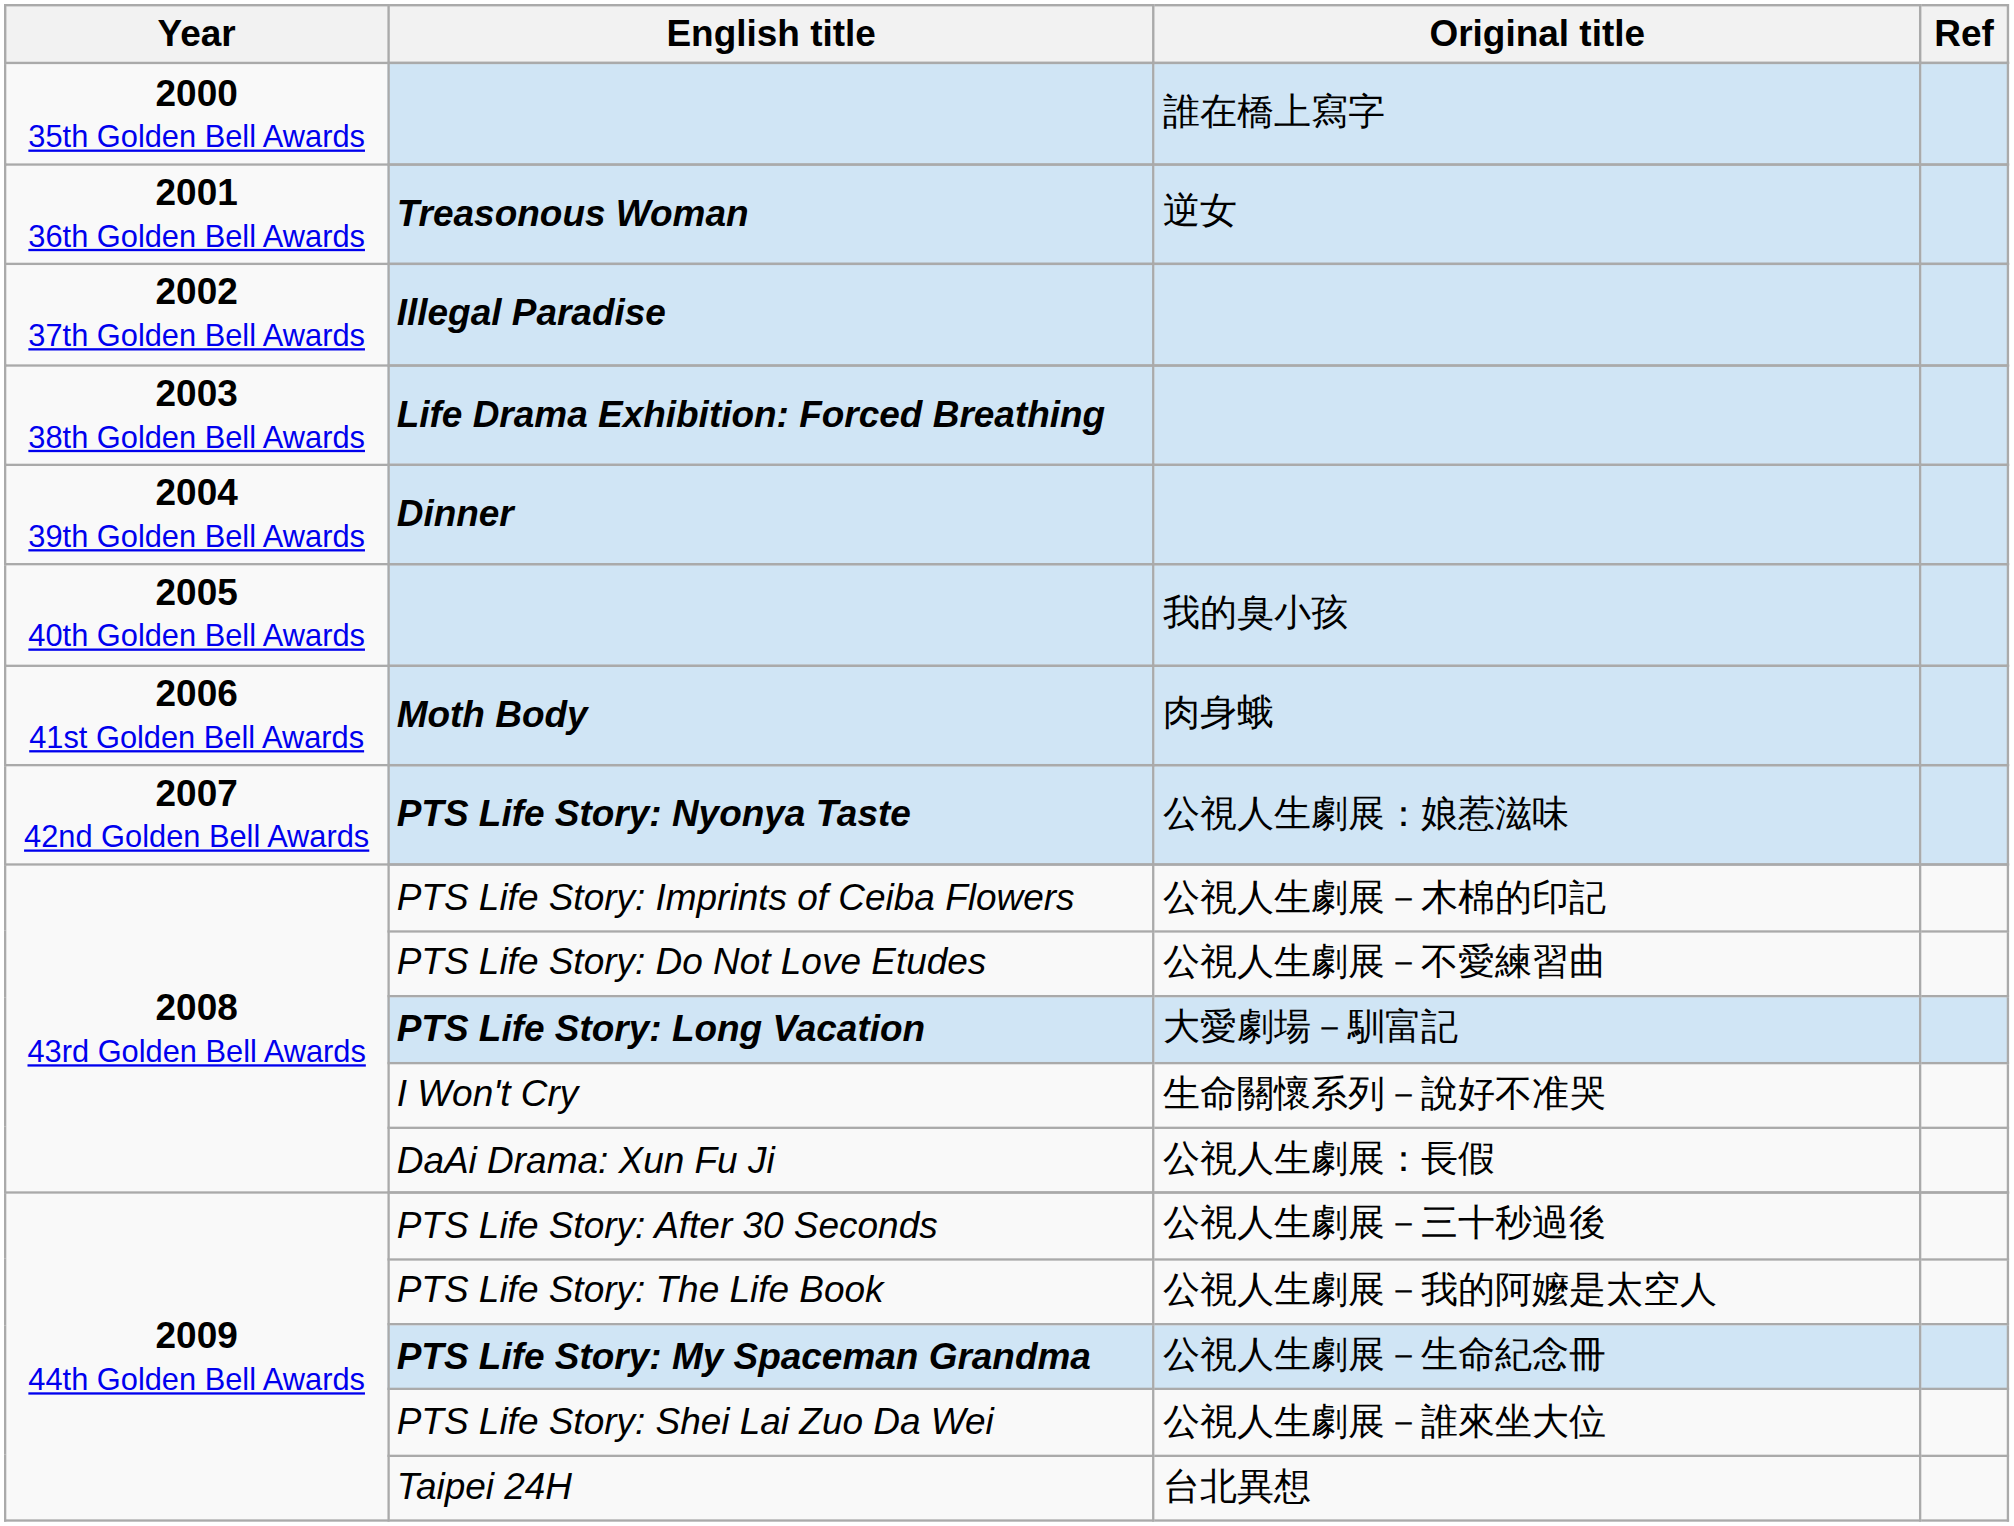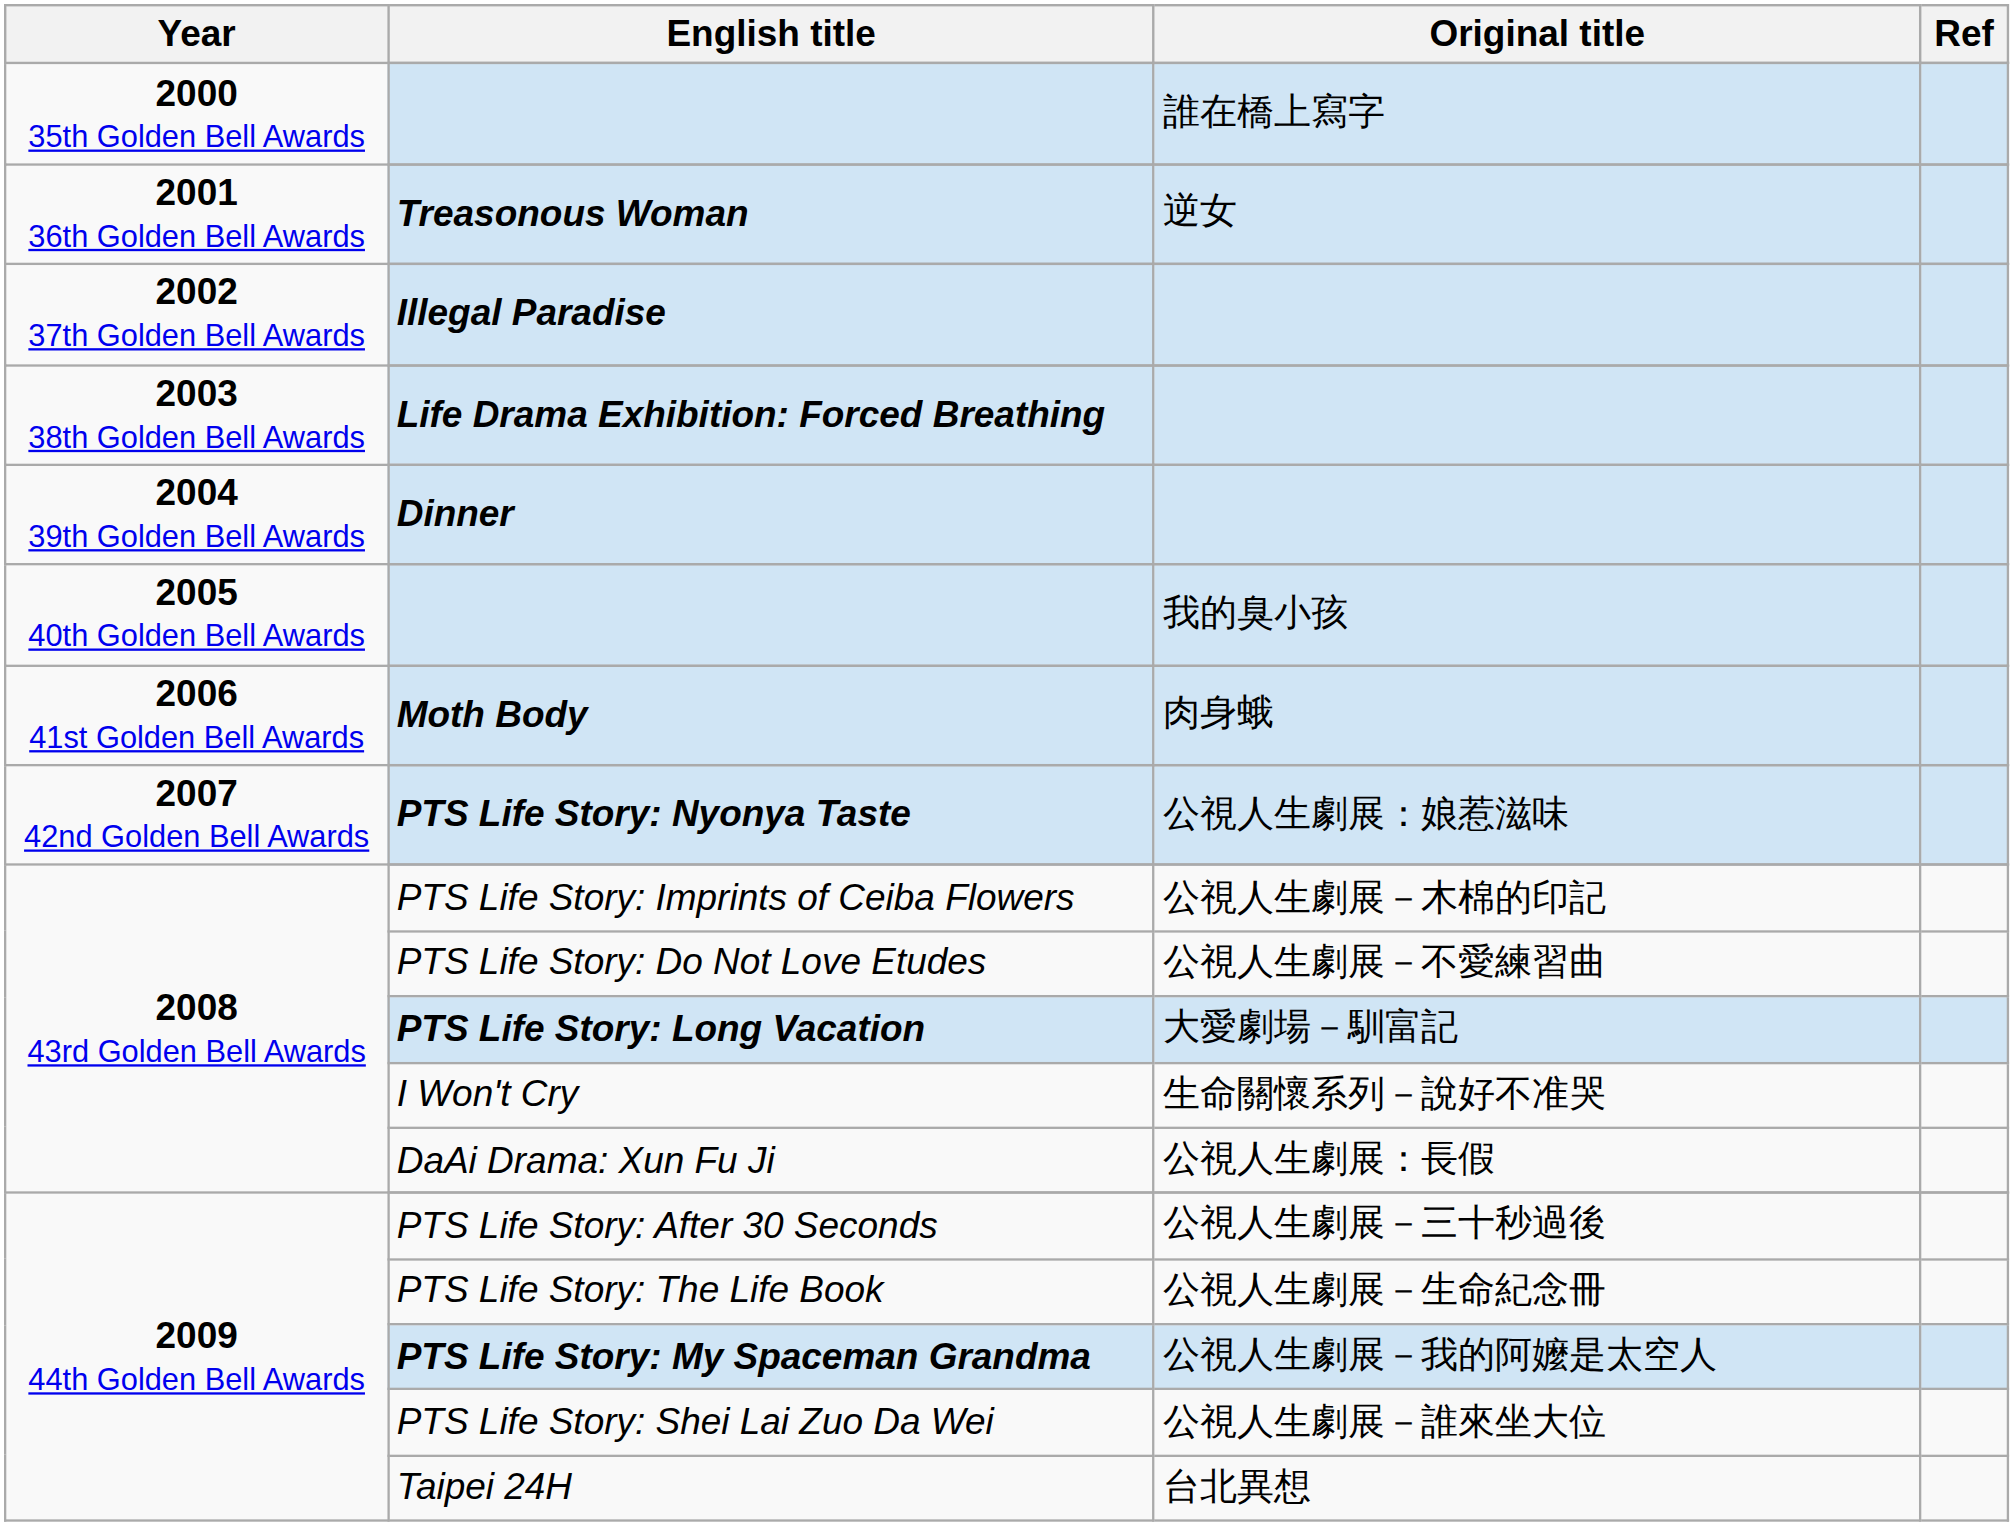(1440, 1289) 公視人生劇展－我的阿嬤是太空人 -> (1385, 1289) 公視人生劇展－生命紀念冊
(1385, 1355) 公視人生劇展－生命紀念冊 -> (1440, 1355) 公視人生劇展－我的阿嬤是太空人
